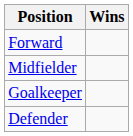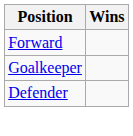- row: (42, 67)
